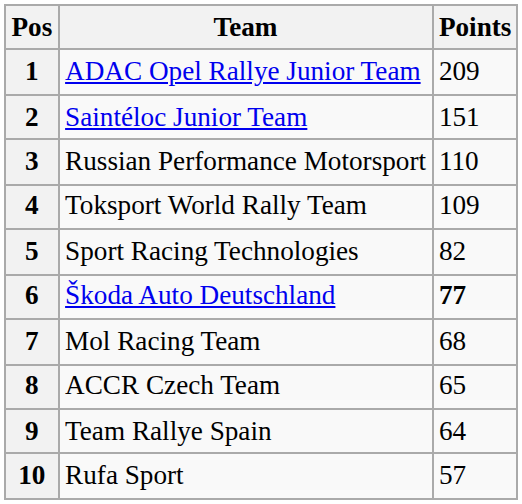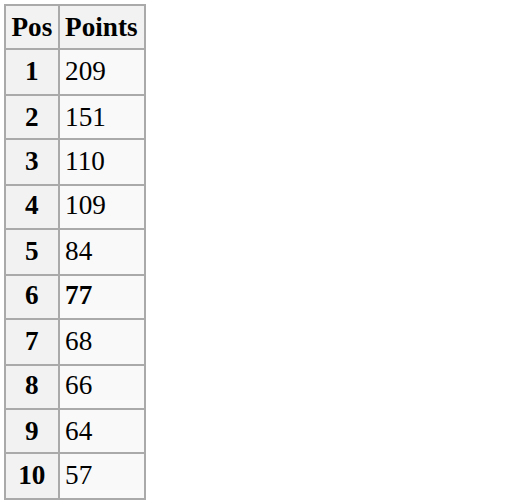- column: (246, 26)
(452, 250) 82 -> (79, 250) 84
(452, 385) 65 -> (79, 385) 66
